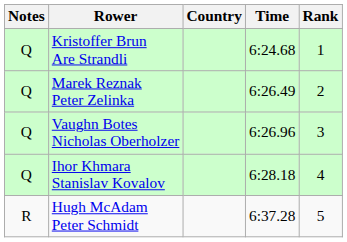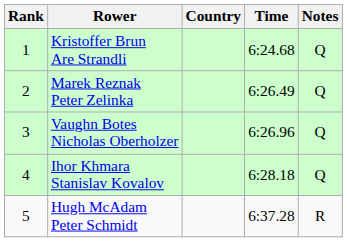columns swapped: (320, 16) <-> (26, 16)
